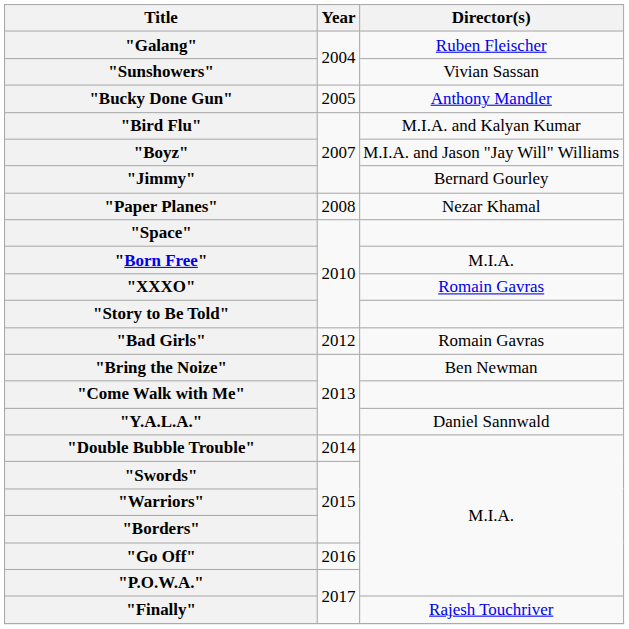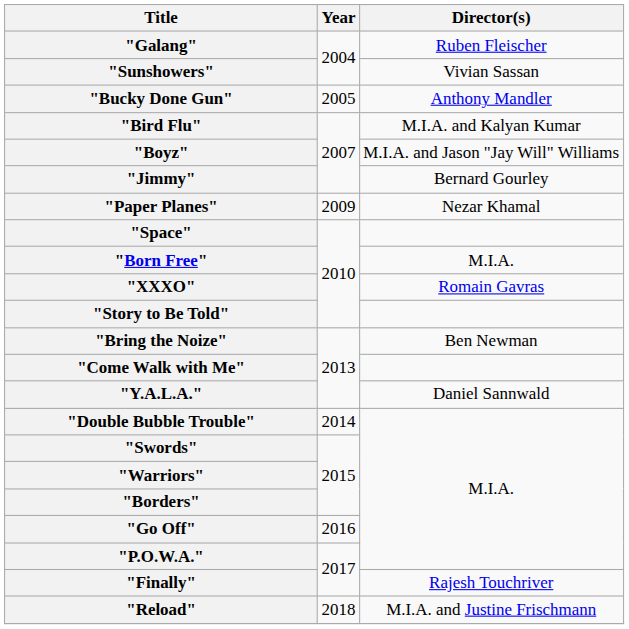(338, 206) 2008 -> (338, 206) 2009
- row: (161, 340)
+ row: (161, 609)
